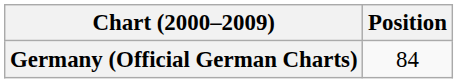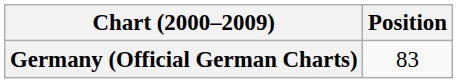(408, 58) 84 -> (408, 58) 83
